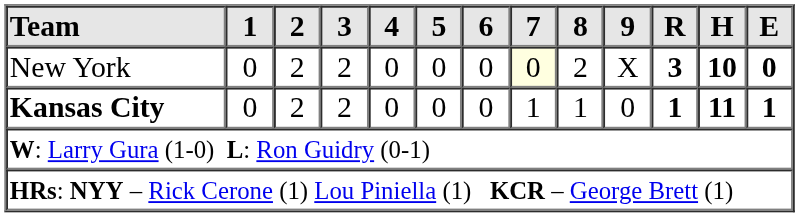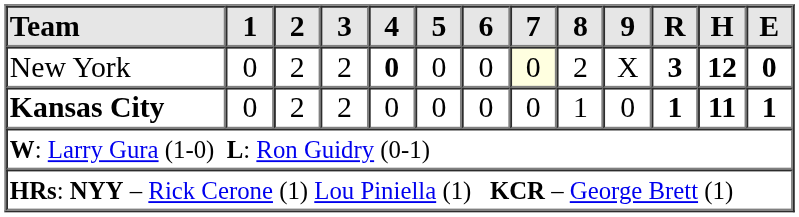(392, 66) normal -> (392, 66) bold
(722, 66) 10 -> (722, 66) 12
(533, 107) 1 -> (533, 107) 0
